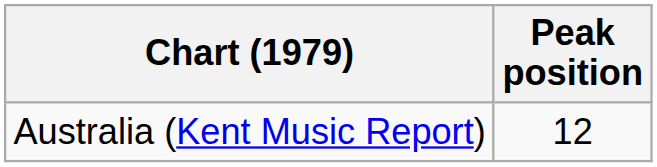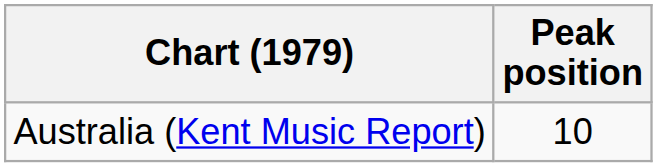(573, 131) 12 -> (573, 131) 10
